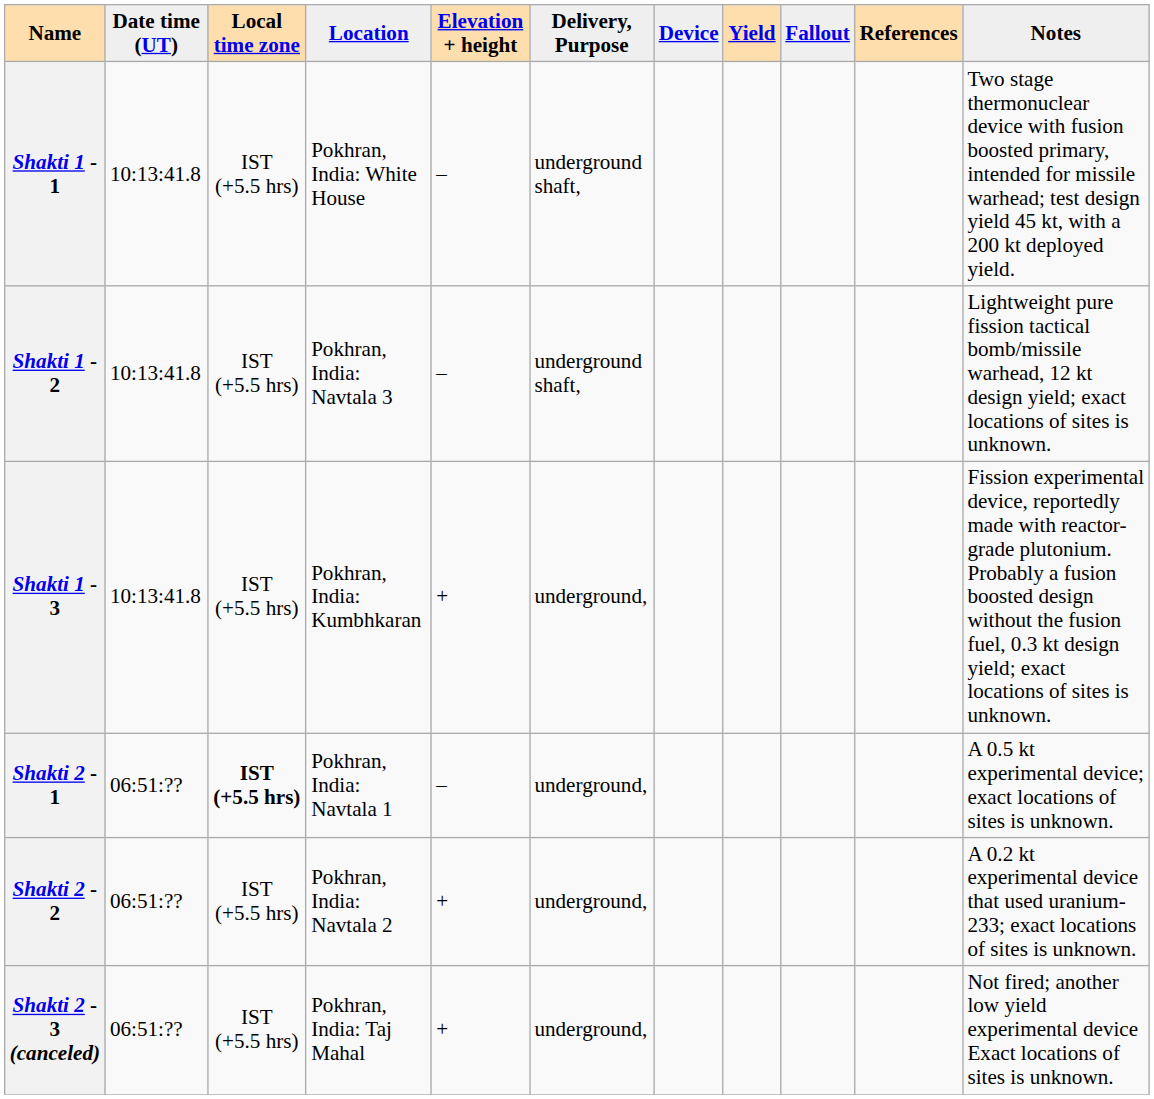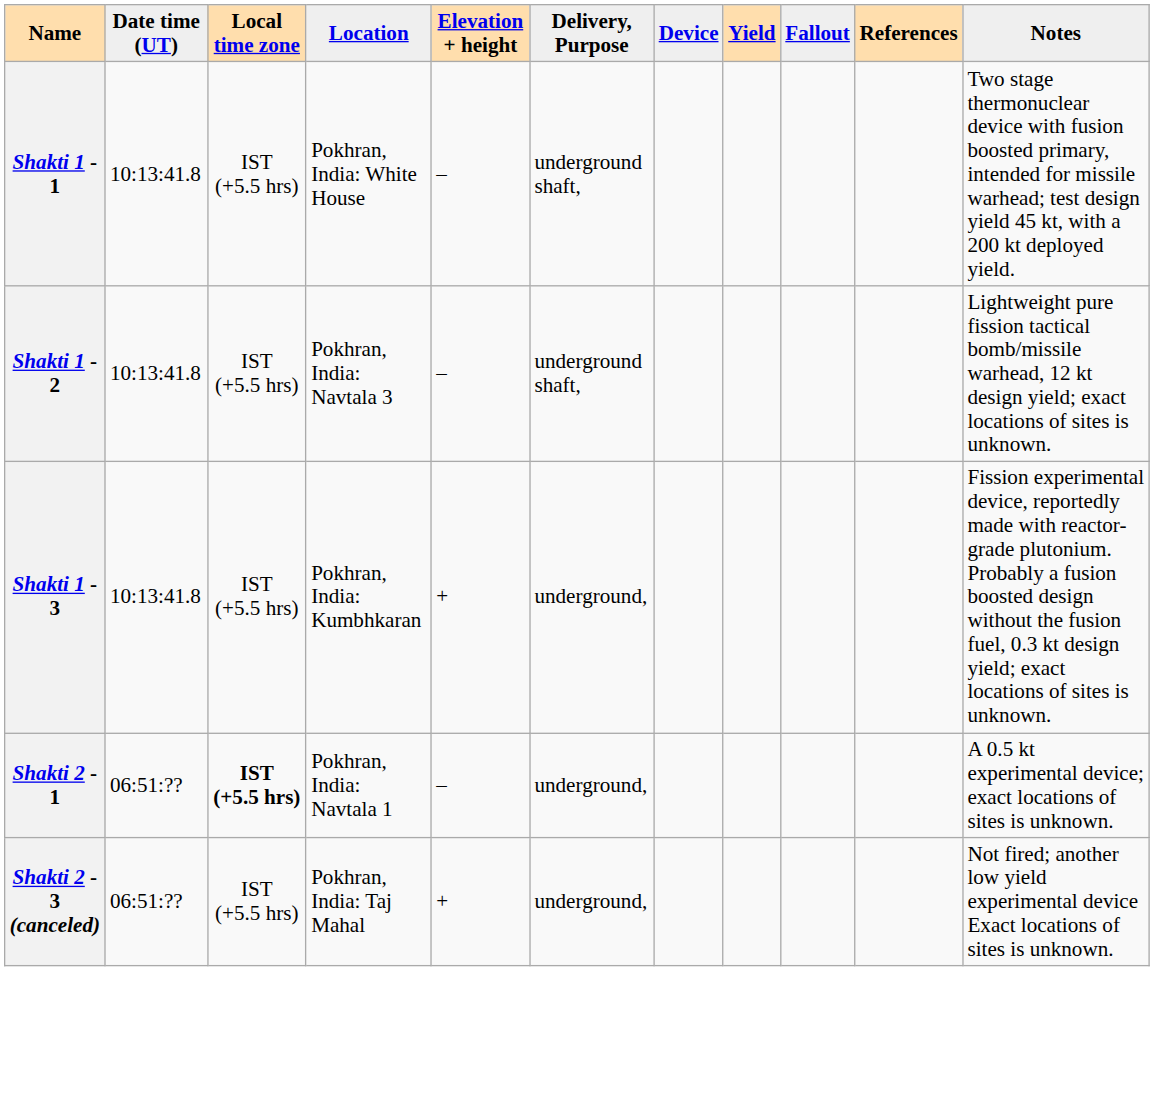- row: (55, 901)
